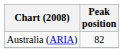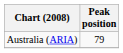(99, 39) 82 -> (99, 39) 79
